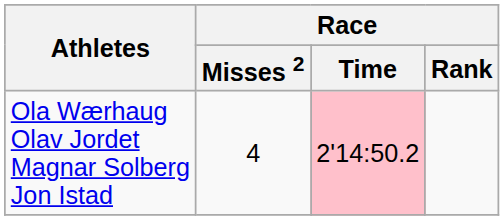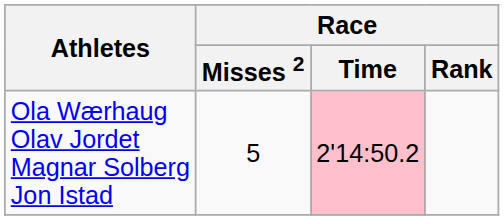(253, 153) 4 -> (253, 153) 5
